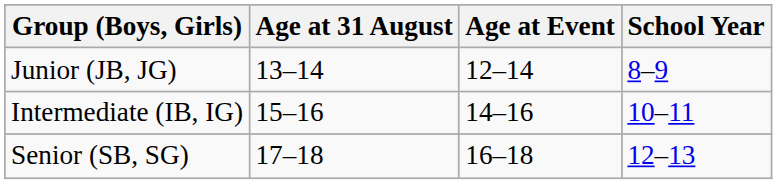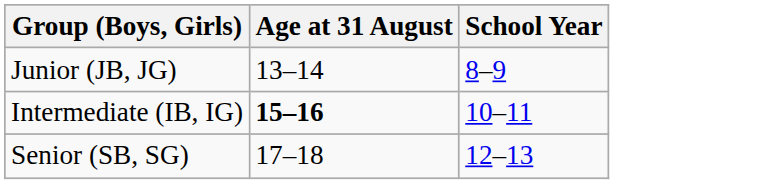- column: (540, 26)
(290, 112) normal -> (290, 112) bold
